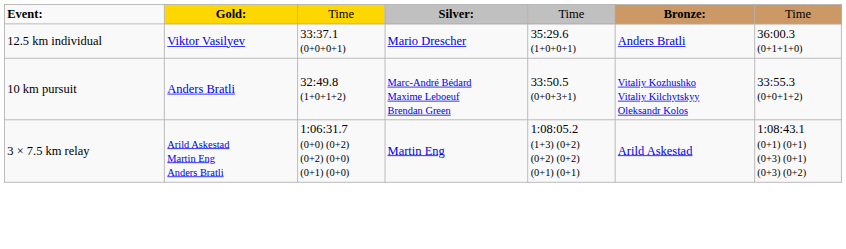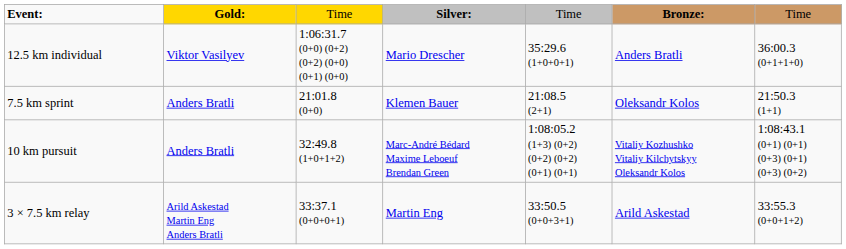(323, 41) 33:37.1 (0+0+0+1) -> (323, 55) 1:06:31.7 (0+0) (0+2) (0+2) (0+0) (0+1) (0+0)
+ row: (40, 103)
(553, 89) 33:50.5 (0+0+3+1) -> (553, 150) 1:08:05.2 (1+3) (0+2) (0+2) (0+2) (0+1) (0+1)
(780, 89) 33:55.3 (0+0+1+2) -> (782, 150) 1:08:43.1 (0+1) (0+1) (0+3) (0+1) (0+3) (0+2)
(325, 150) 1:06:31.7 (0+0) (0+2) (0+2) (0+0) (0+1) (0+0) -> (322, 212) 33:37.1 (0+0+0+1)
(555, 150) 1:08:05.2 (1+3) (0+2) (0+2) (0+2) (0+1) (0+1) -> (551, 212) 33:50.5 (0+0+3+1)
(782, 150) 1:08:43.1 (0+1) (0+1) (0+3) (0+1) (0+3) (0+2) -> (780, 212) 33:55.3 (0+0+1+2)
